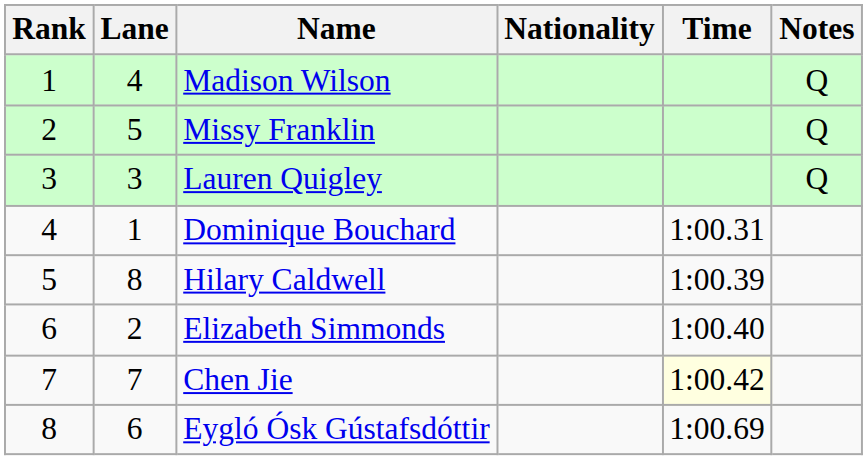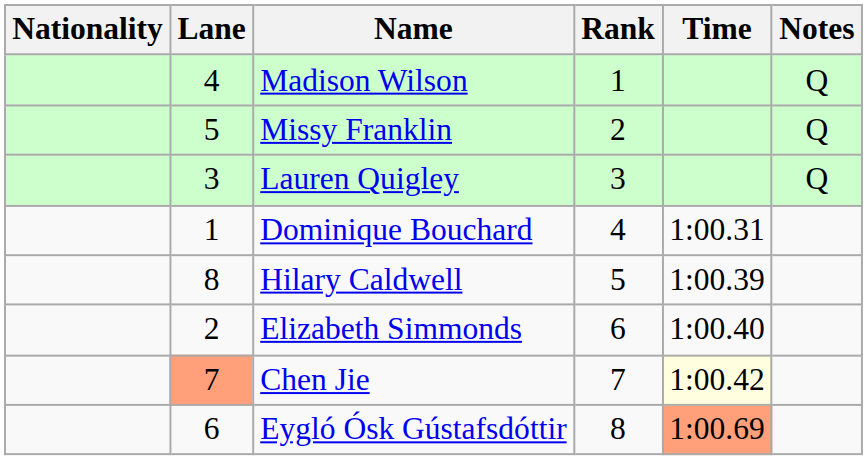columns swapped: (49, 29) <-> (579, 29)
(135, 379) no background -> (212, 379) lightsalmon background
(717, 429) no background -> (717, 429) lightsalmon background
